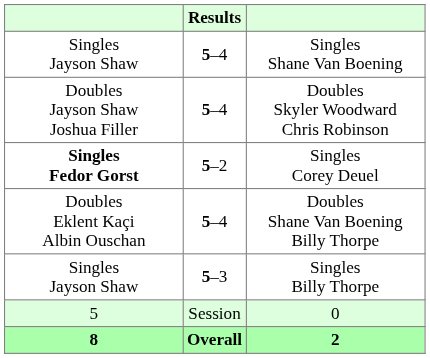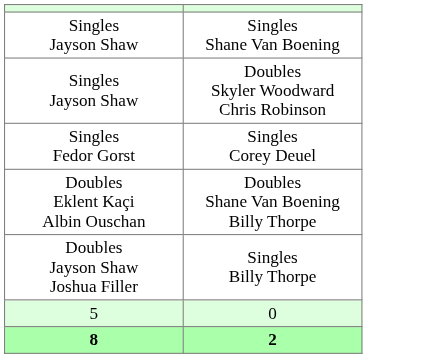- column: (215, 17)
(94, 109) Doubles Jayson Shaw Joshua Filler -> (94, 90) Singles Jayson Shaw
(94, 165) bold -> (94, 146) normal
(94, 276) Singles Jayson Shaw -> (94, 267) Doubles Jayson Shaw Joshua Filler
